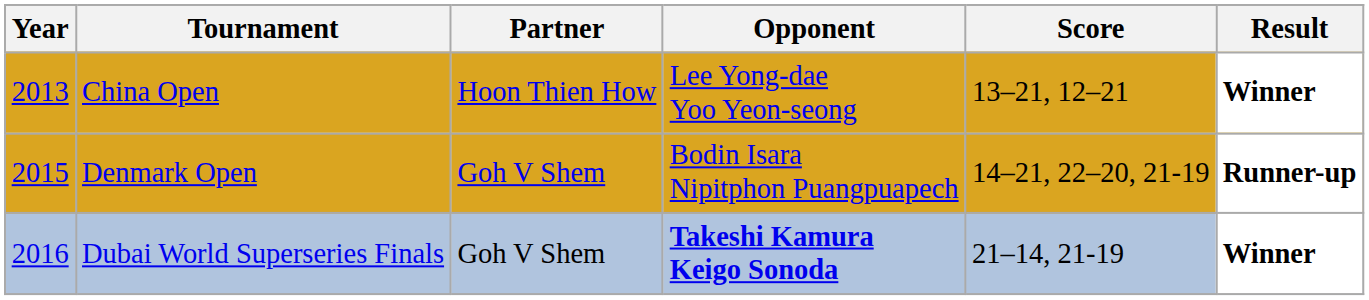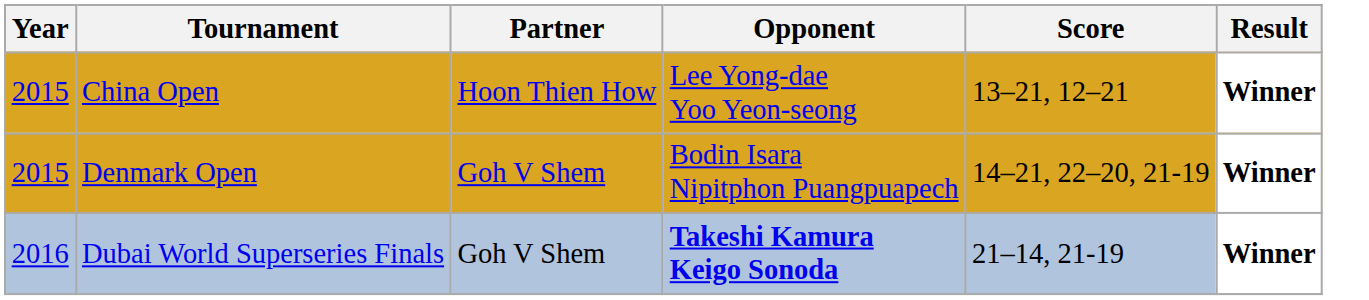(40, 92) 2013 -> (40, 92) 2015
(1290, 172) Runner-up -> (1269, 172) Winner
